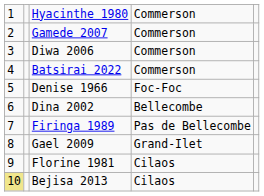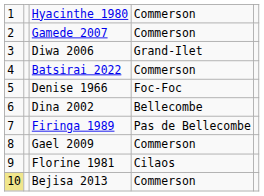(165, 51) Commerson -> (168, 51) Grand-Ilet
(168, 144) Grand-Ilet -> (165, 144) Commerson
(154, 182) Cilaos -> (165, 182) Commerson
